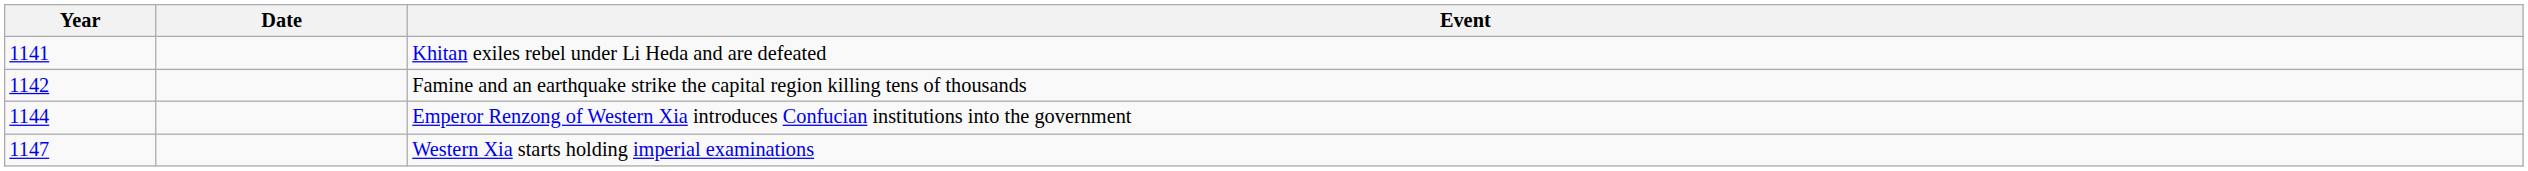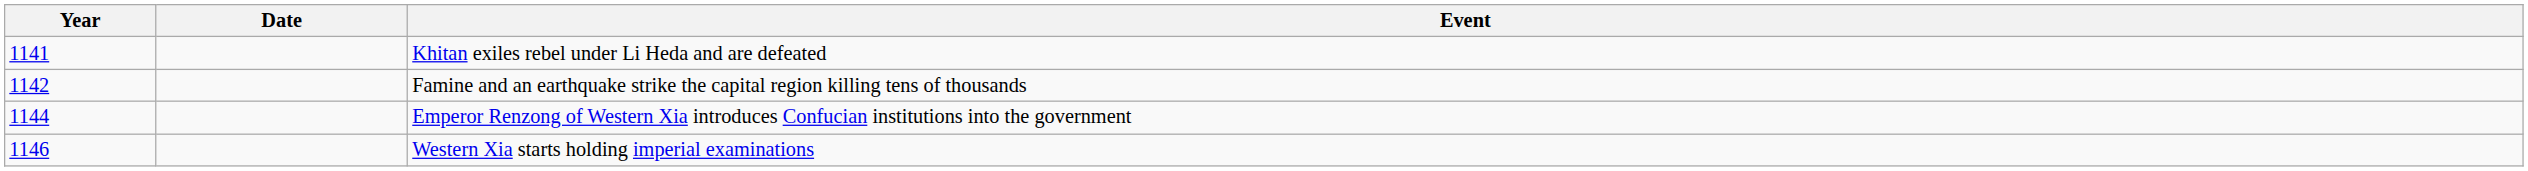(29, 149) 1147 -> (29, 149) 1146
